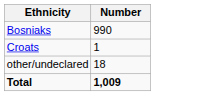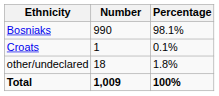+ column: (182, 13)
